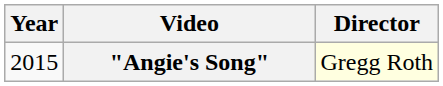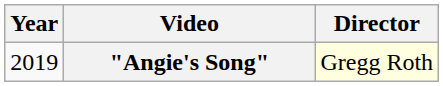(34, 61) 2015 -> (34, 61) 2019
